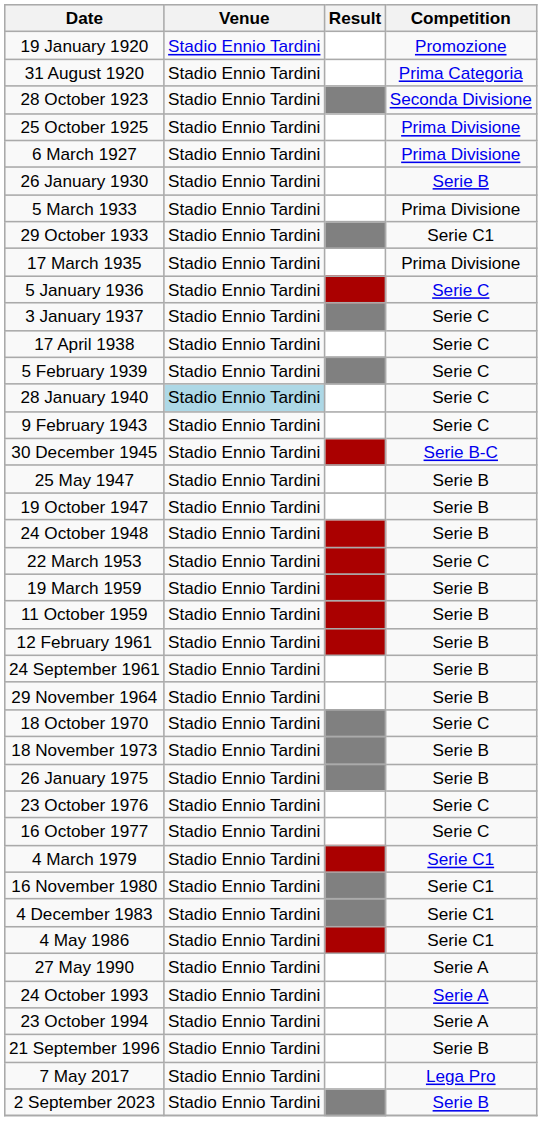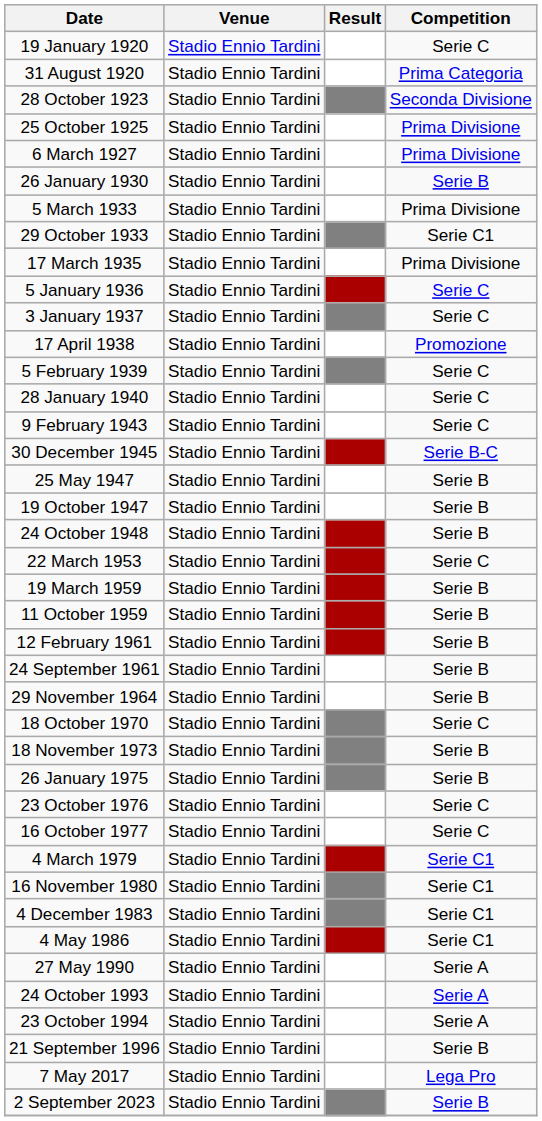(461, 45) Promozione -> (461, 45) Serie C
(461, 344) Serie C -> (461, 344) Promozione
(244, 398) lightblue background -> (244, 398) no background
